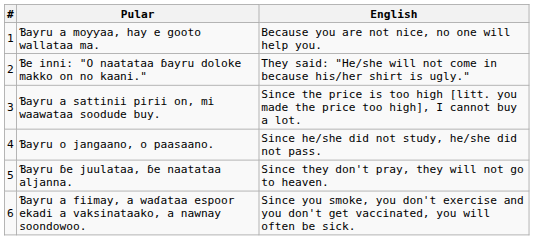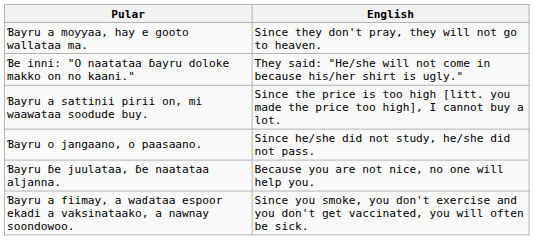- column: (10, 14)
(386, 38) Because you are not nice, no one will help you. -> (386, 38) Since they don't pray, they will not go to heaven.
(393, 176) Since they don't pray, they will not go to heaven. -> (379, 176) Because you are not nice, no one will help you.
